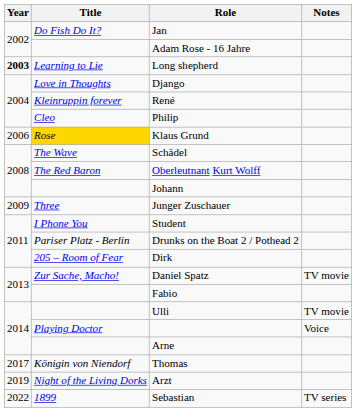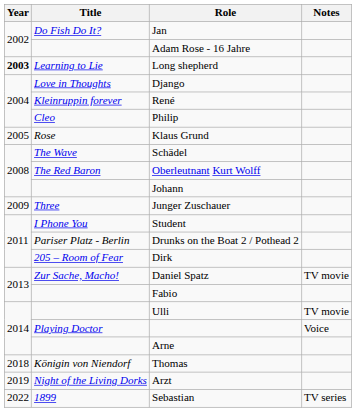(18, 135) 2006 -> (18, 135) 2005
(45, 135) gold background -> (45, 135) no background
(18, 363) 2017 -> (18, 363) 2018
